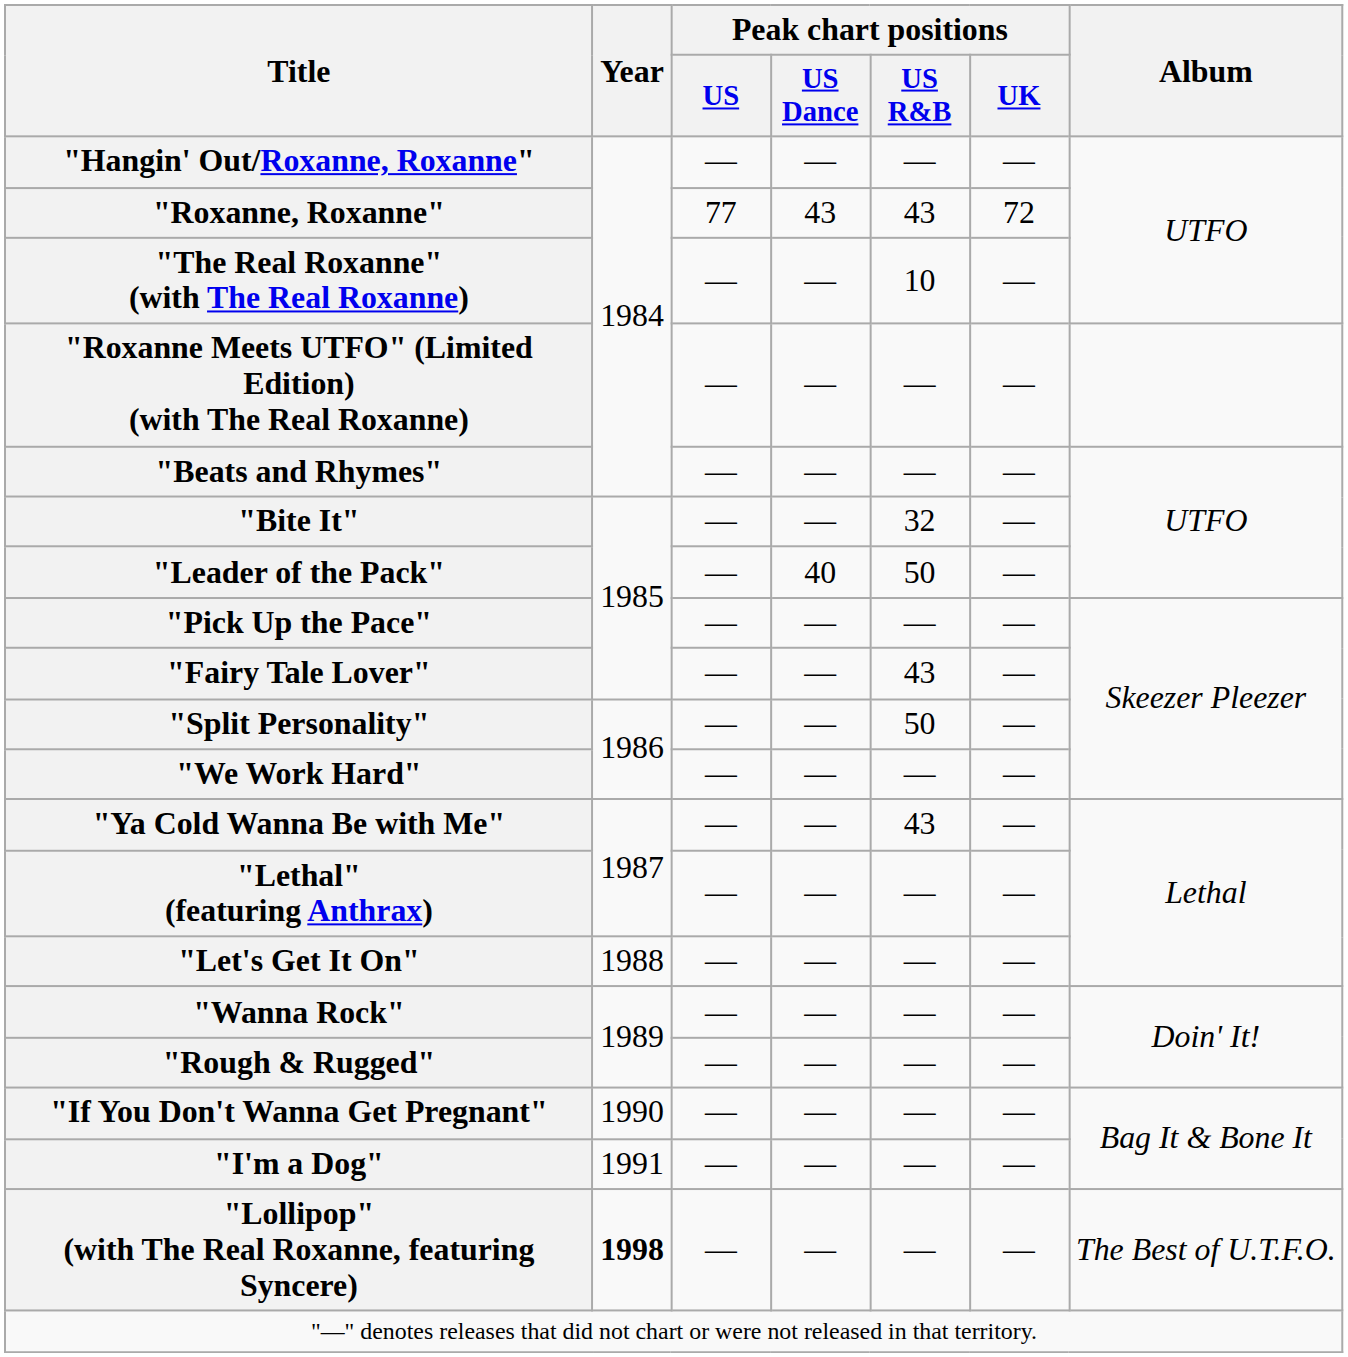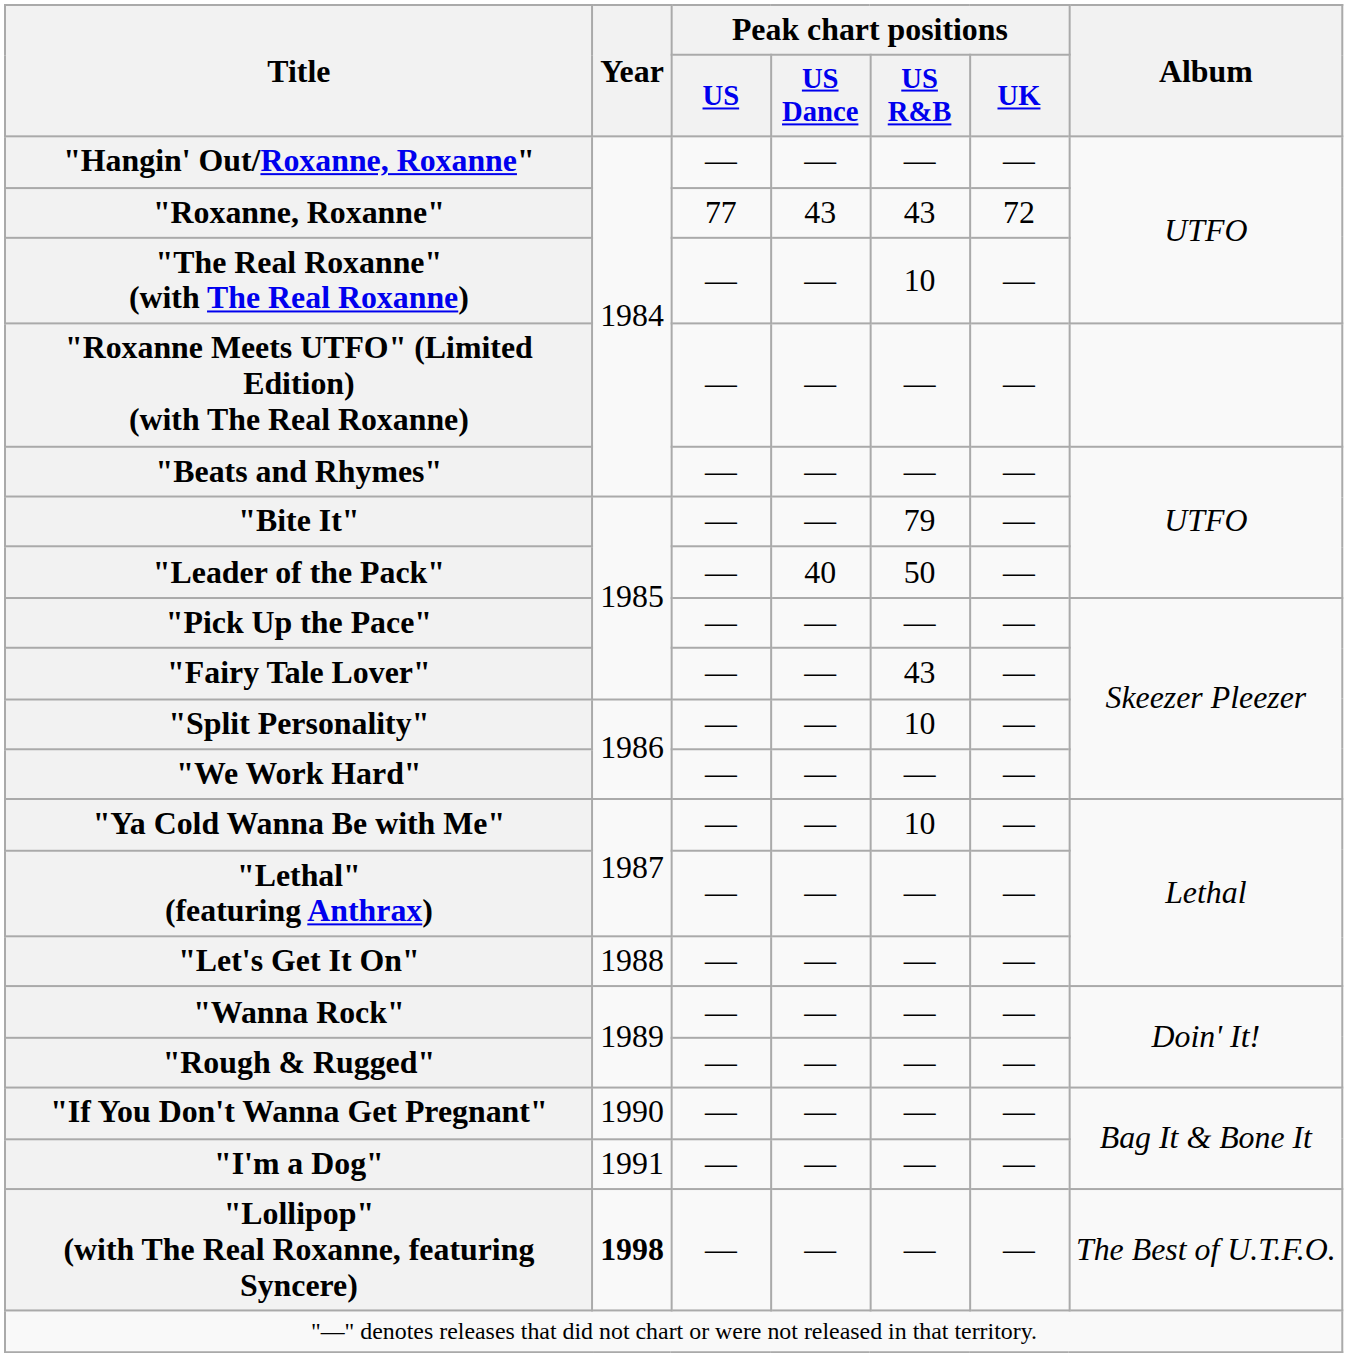(920, 521) 32 -> (920, 521) 79
(920, 723) 50 -> (920, 723) 10
(920, 824) 43 -> (920, 824) 10
